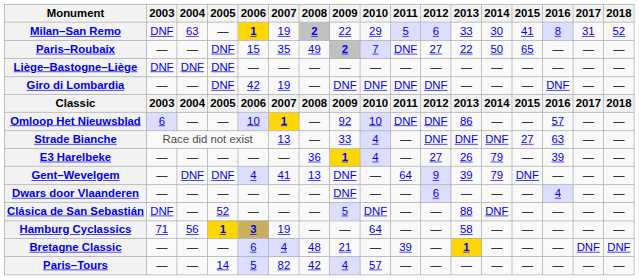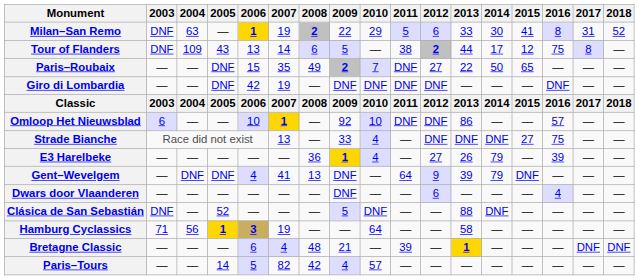+ row: (75, 49)
- row: (75, 67)
(558, 139) 63 -> (558, 139) 75
